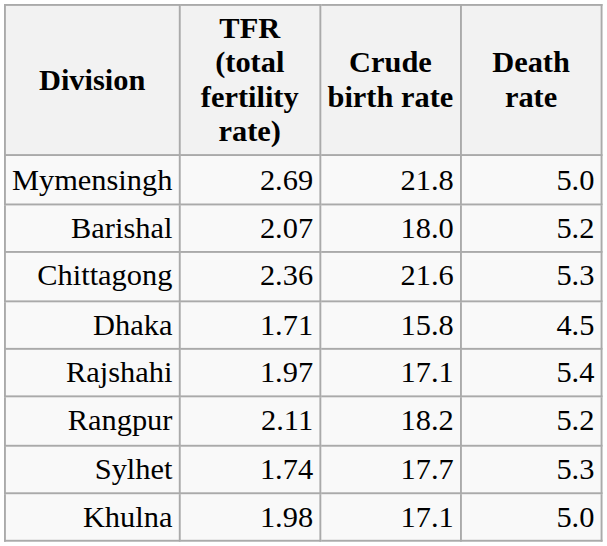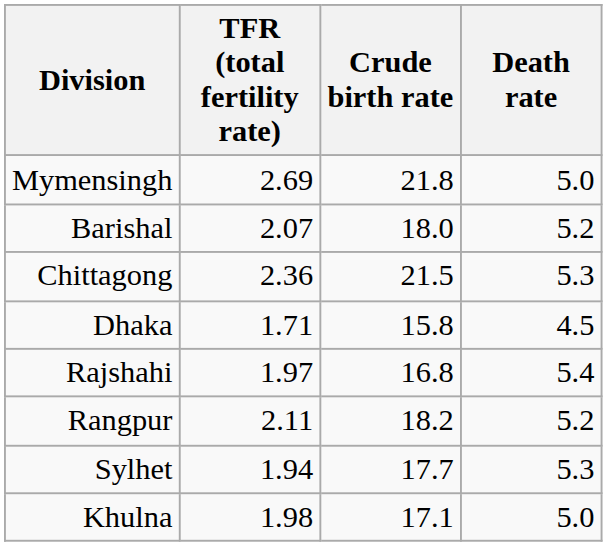(427, 275) 21.6 -> (427, 275) 21.5
(427, 372) 17.1 -> (427, 372) 16.8
(286, 468) 1.74 -> (286, 468) 1.94
